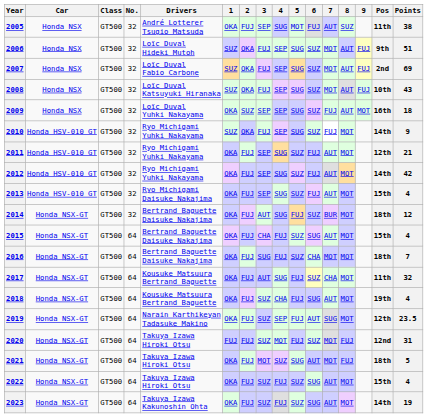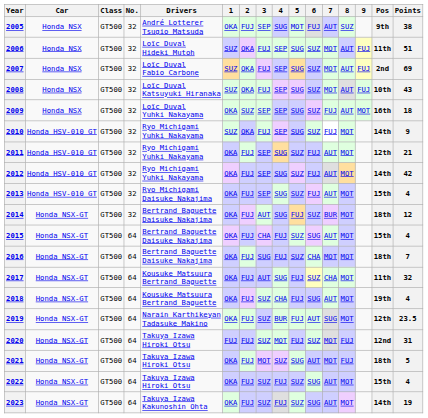(382, 27) 11th -> (382, 27) 9th
(382, 47) 9th -> (382, 47) 11th
(281, 319) SEP -> (281, 319) BUR
